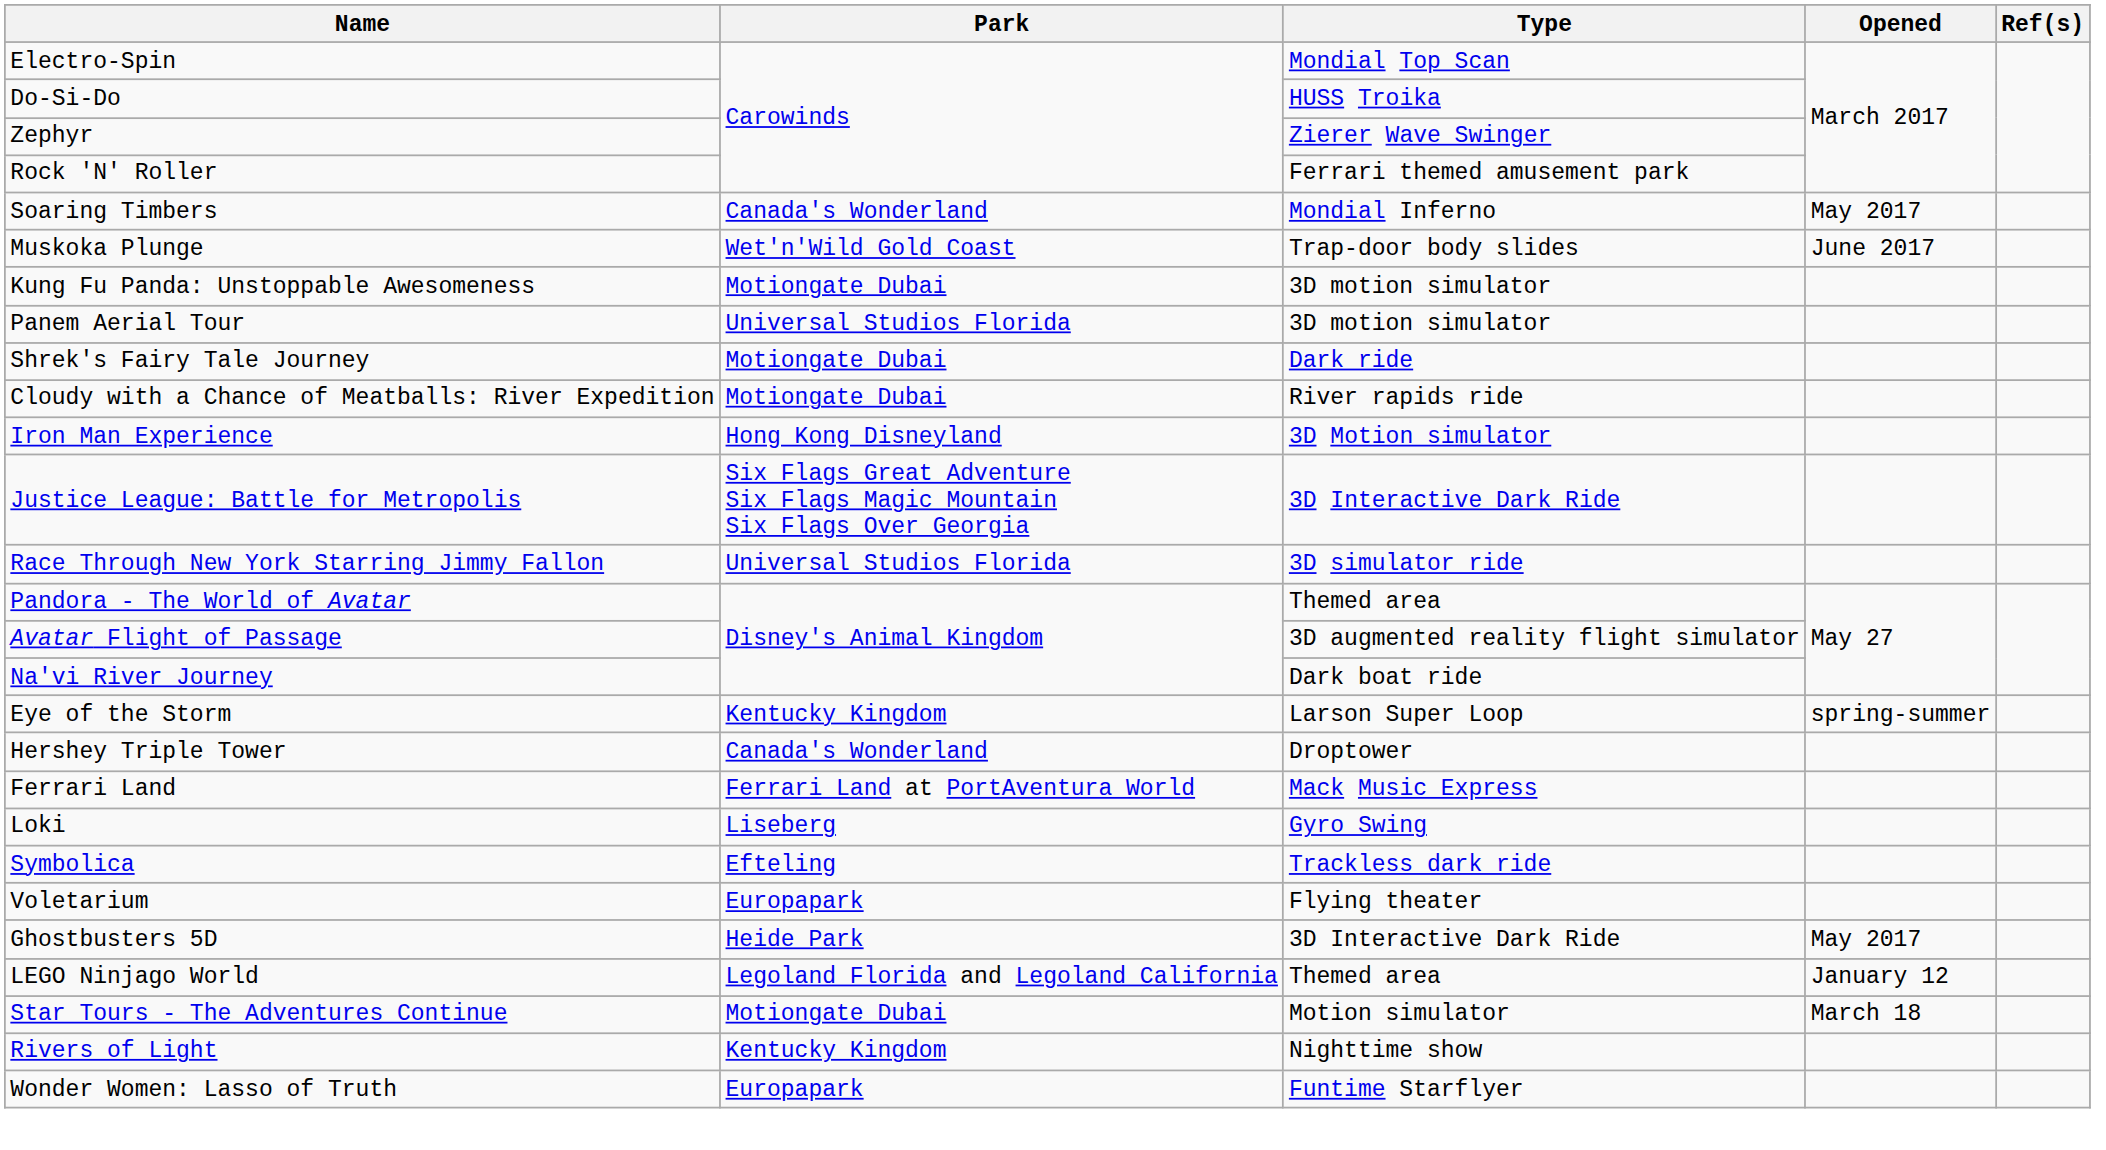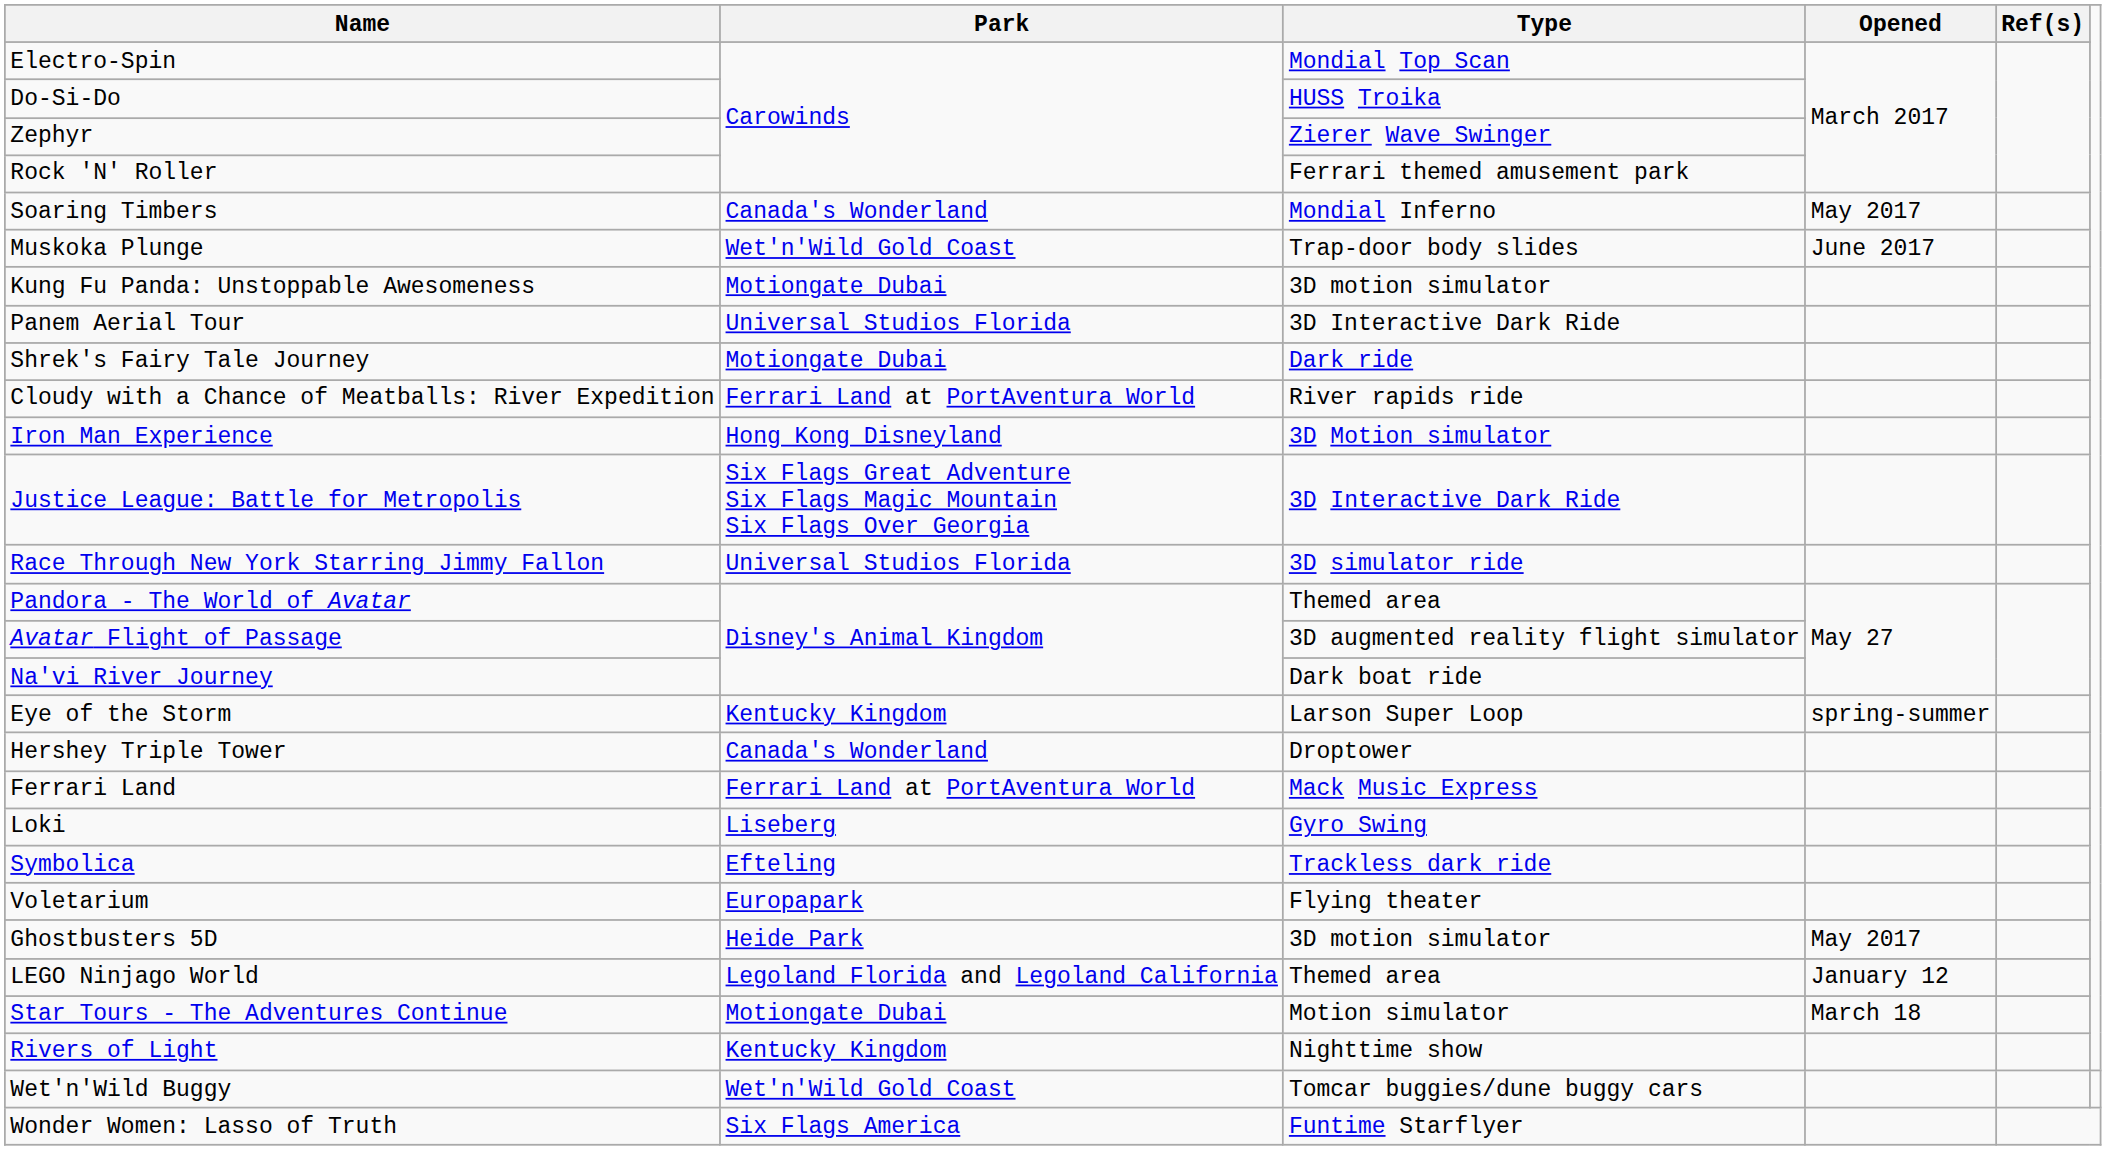(1420, 324) 3D motion simulator -> (1455, 324) 3D Interactive Dark Ride
(836, 399) Motiongate Dubai -> (960, 399) Ferrari Land at PortAventura World
(1455, 939) 3D Interactive Dark Ride -> (1420, 939) 3D motion simulator
+ row: (121, 1089)
(795, 1089) Europapark -> (843, 1127) Six Flags America
